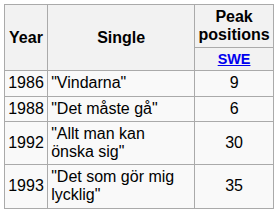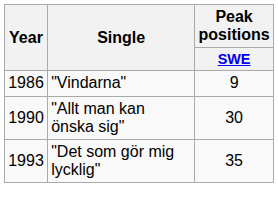- row: (104, 108)
(26, 143) 1992 -> (26, 117) 1990
